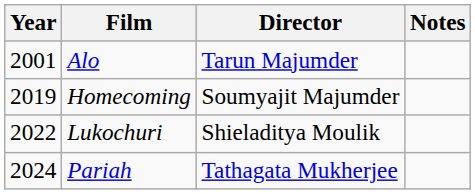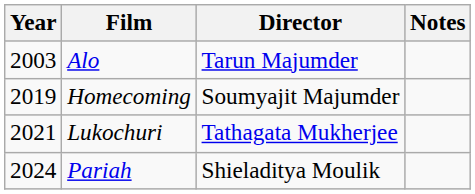(33, 59) 2001 -> (33, 59) 2003
(33, 133) 2022 -> (33, 133) 2021
(291, 133) Shieladitya Moulik -> (300, 133) Tathagata Mukherjee
(300, 170) Tathagata Mukherjee -> (291, 170) Shieladitya Moulik
